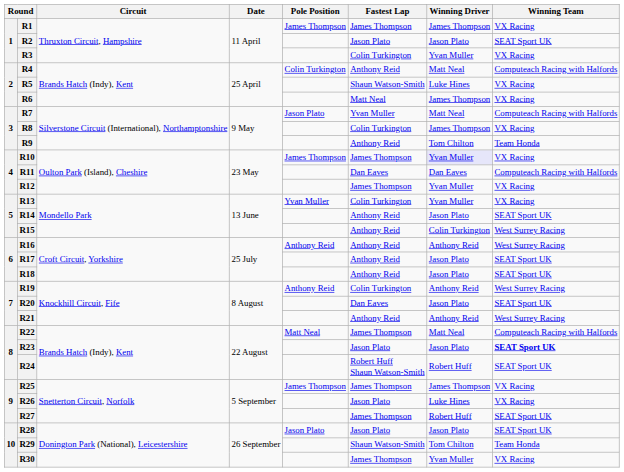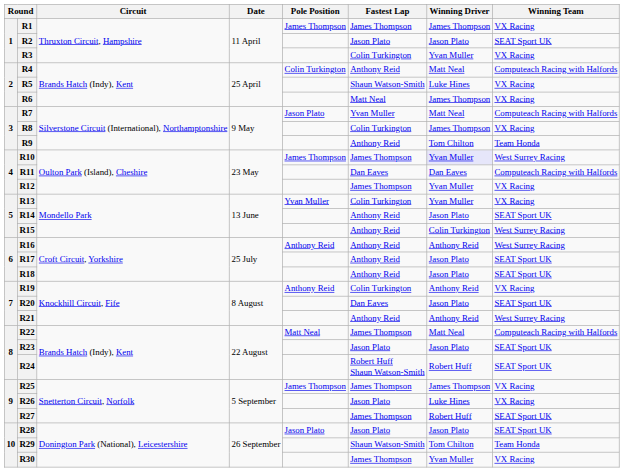(514, 157) VX Racing -> (530, 157) West Surrey Racing
(530, 288) West Surrey Racing -> (514, 288) VX Racing
(525, 346) bold -> (523, 346) normal
